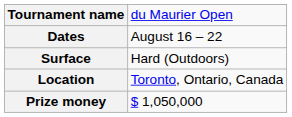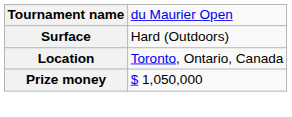- row: (66, 36)
